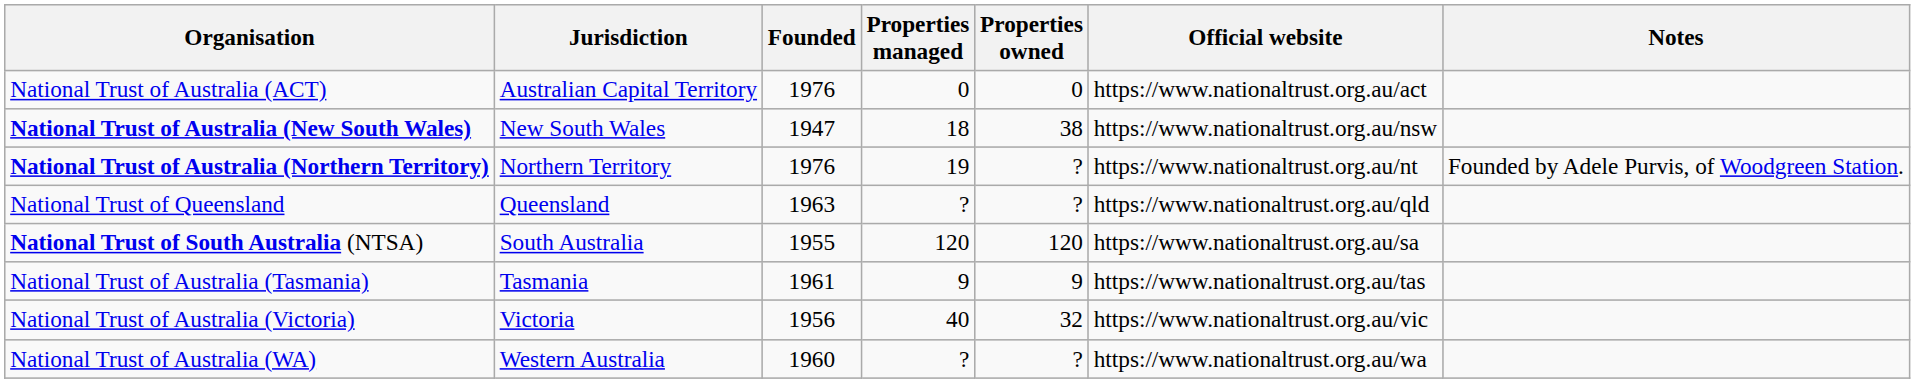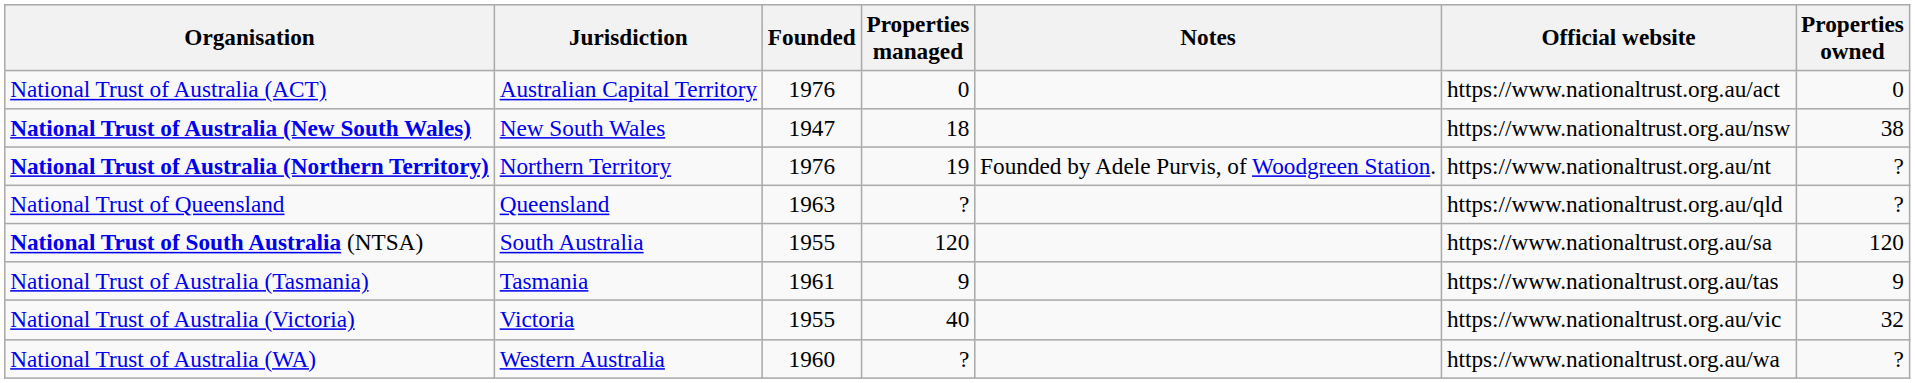columns swapped: (1032, 37) <-> (1676, 37)
(812, 319) 1956 -> (812, 319) 1955
